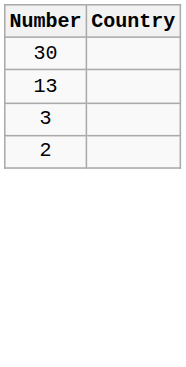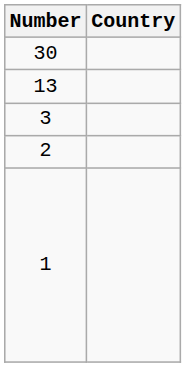+ row: (46, 265)
